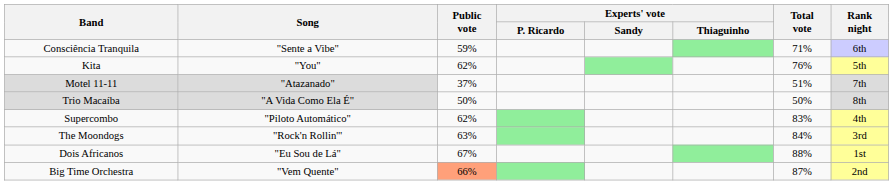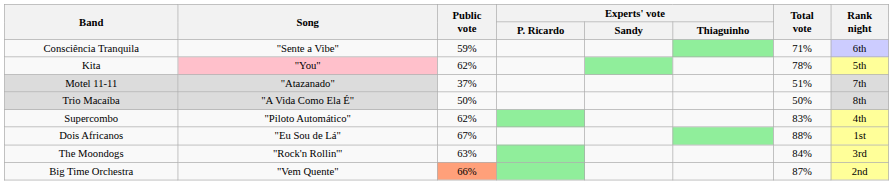(308, 66) no background -> (308, 66) pink background
(802, 66) 76% -> (802, 66) 78%
rows swapped: (91, 153) <-> (91, 136)
